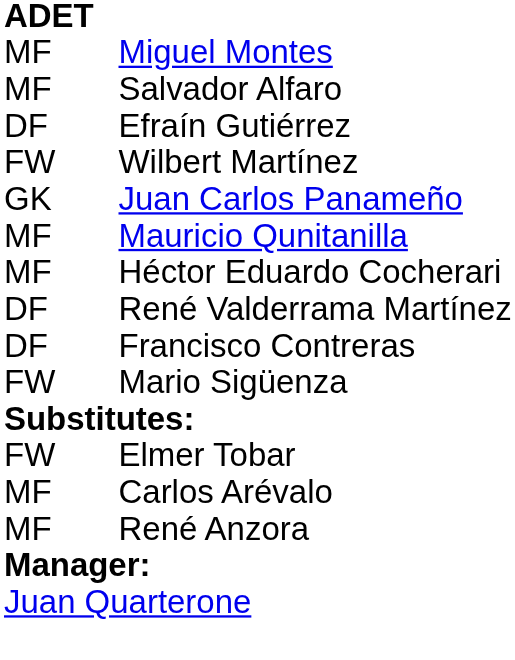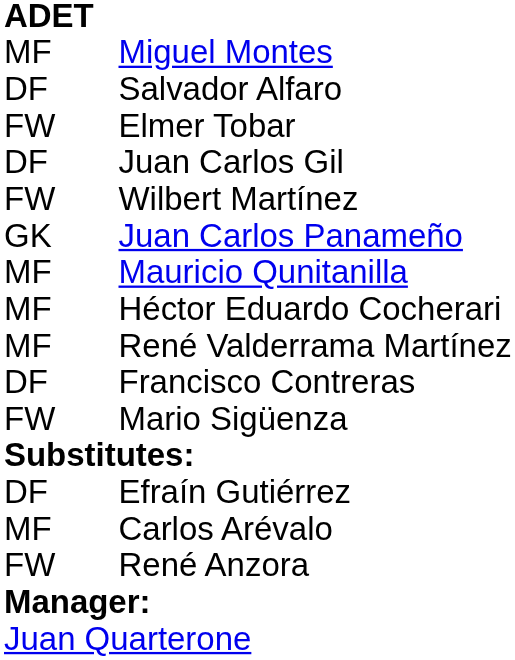(28, 89) MF -> (26, 89) DF
rows swapped: (235, 125) <-> (207, 455)
+ row: (231, 162)
(26, 308) DF -> (28, 345) MF
(28, 528) MF -> (30, 565) FW
